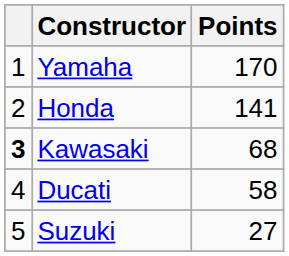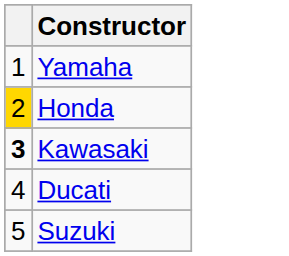- column: (238, 26)
(18, 108) no background -> (18, 108) gold background
